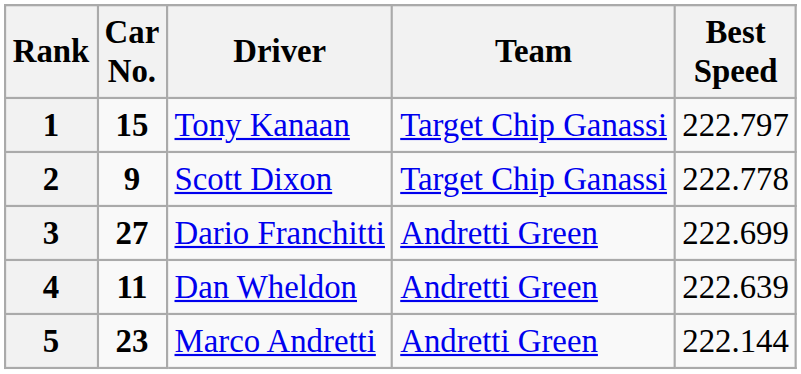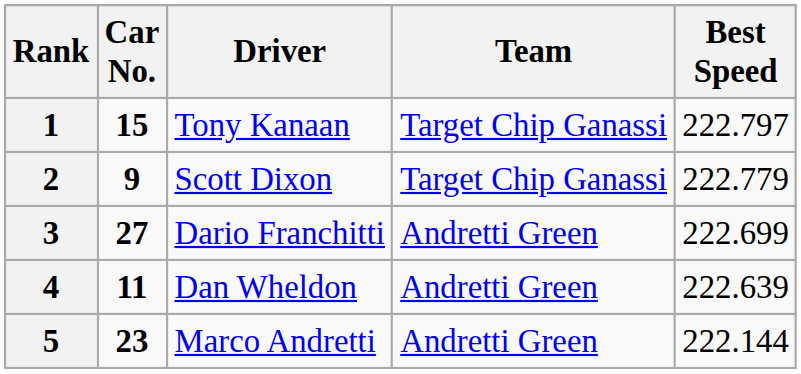(736, 178) 222.778 -> (736, 178) 222.779
